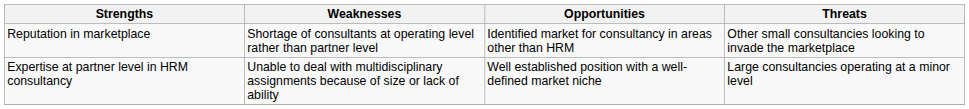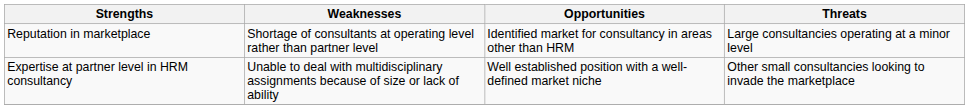(826, 40) Other small consultancies looking to invade the marketplace -> (839, 40) Large consultancies operating at a minor level
(839, 74) Large consultancies operating at a minor level -> (826, 74) Other small consultancies looking to invade the marketplace
